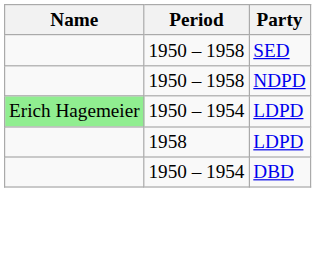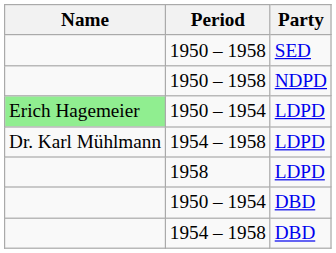+ row: (218, 141)
+ row: (218, 232)
